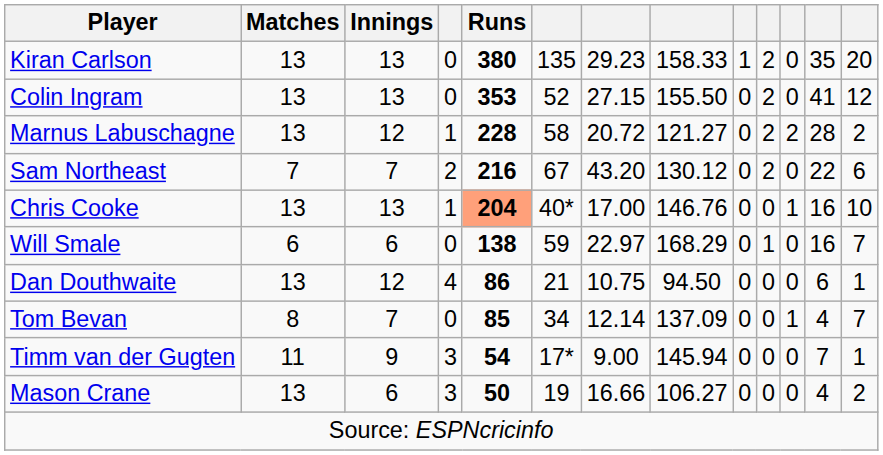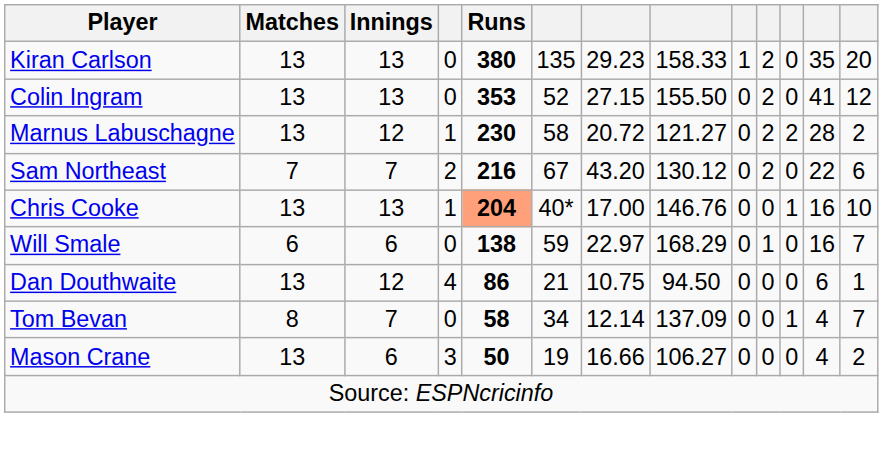(497, 134) 228 -> (497, 134) 230
(497, 319) 85 -> (497, 319) 58
- row: (123, 356)
